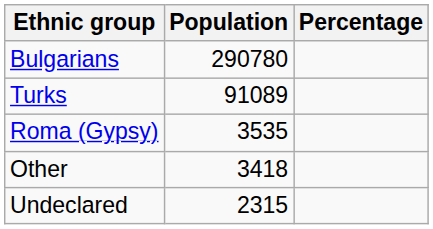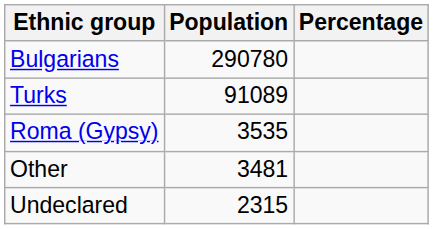(263, 168) 3418 -> (263, 168) 3481
